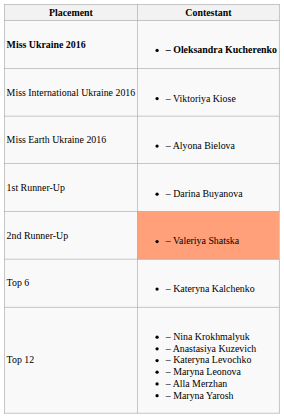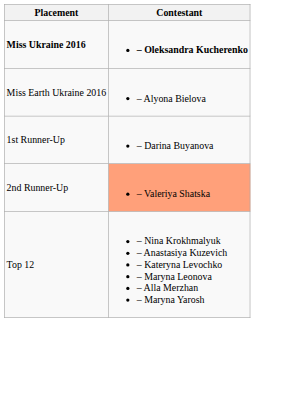- row: (71, 92)
- row: (18, 283)
